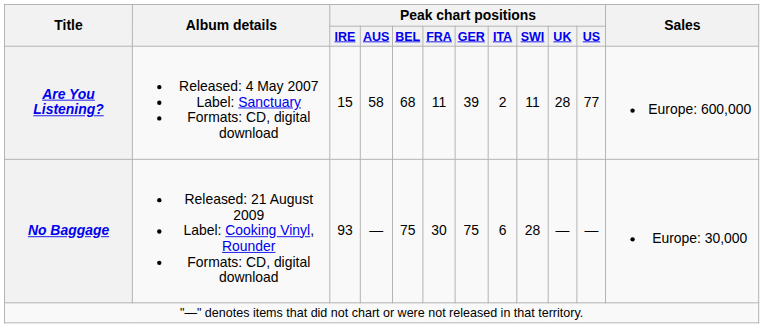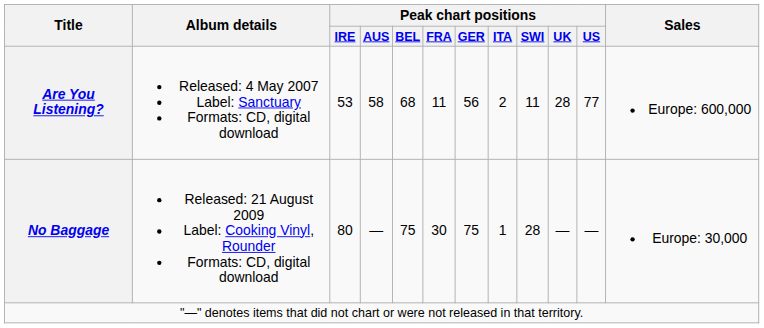(345, 102) 15 -> (345, 102) 53
(471, 102) 39 -> (471, 102) 56
(345, 230) 93 -> (345, 230) 80
(503, 230) 6 -> (503, 230) 1
